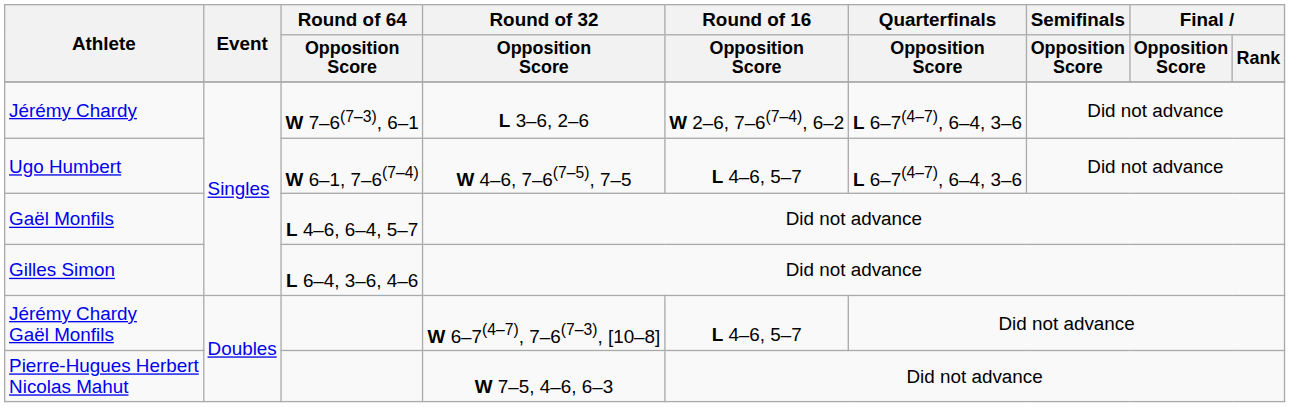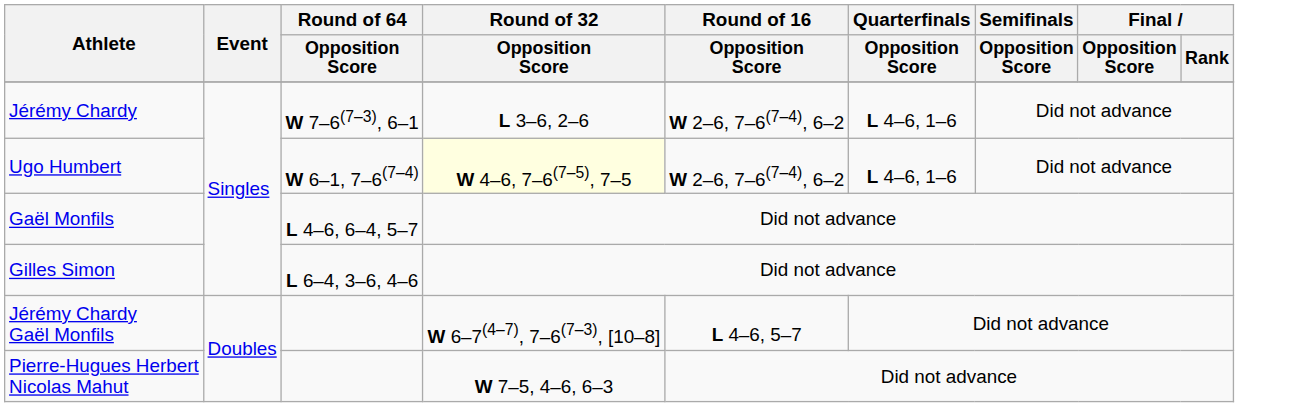(937, 121) L 6–7(4–7), 6–4, 3–6 -> (912, 121) L 4–6, 1–6
(544, 177) no background -> (544, 177) lightyellow background
(757, 177) L 4–6, 5–7 -> (757, 177) W 2–6, 7–6(7–4), 6–2
(937, 177) L 6–7(4–7), 6–4, 3–6 -> (912, 177) L 4–6, 1–6
